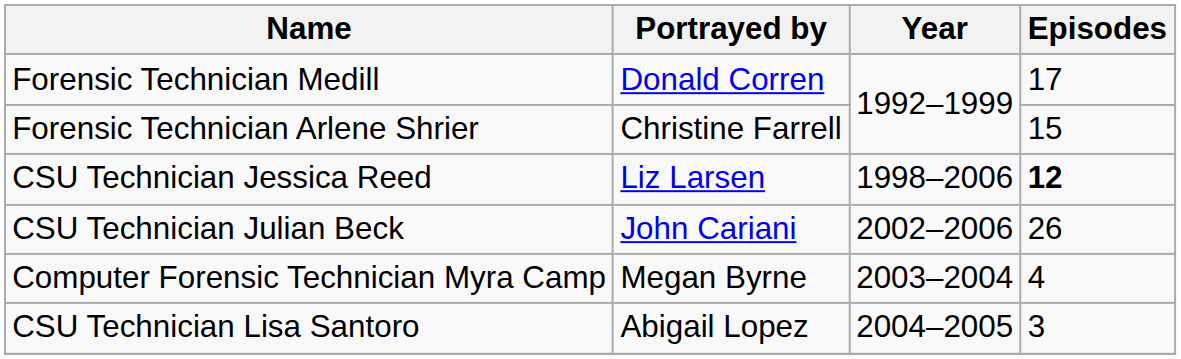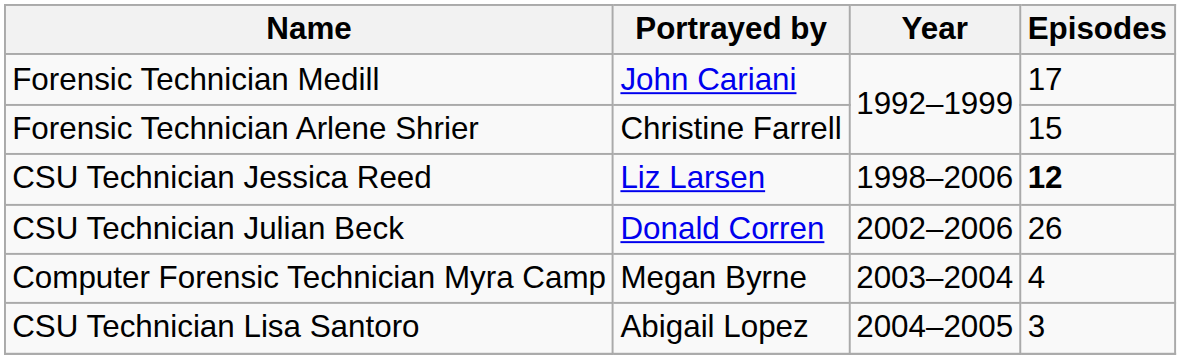(722, 79) Donald Corren -> (708, 79) John Cariani
(708, 228) John Cariani -> (722, 228) Donald Corren
